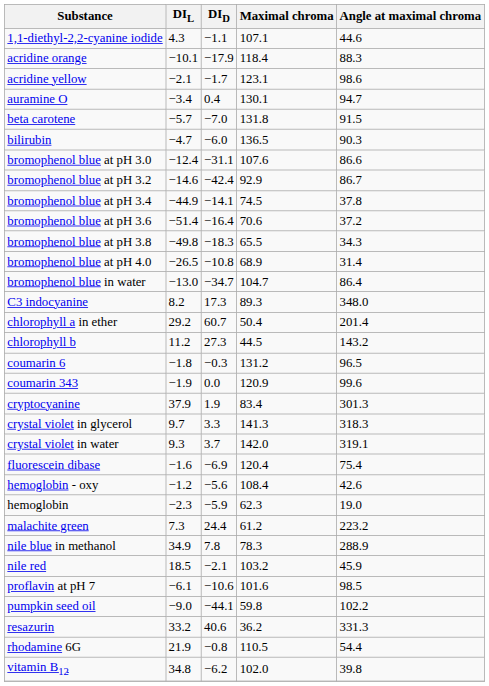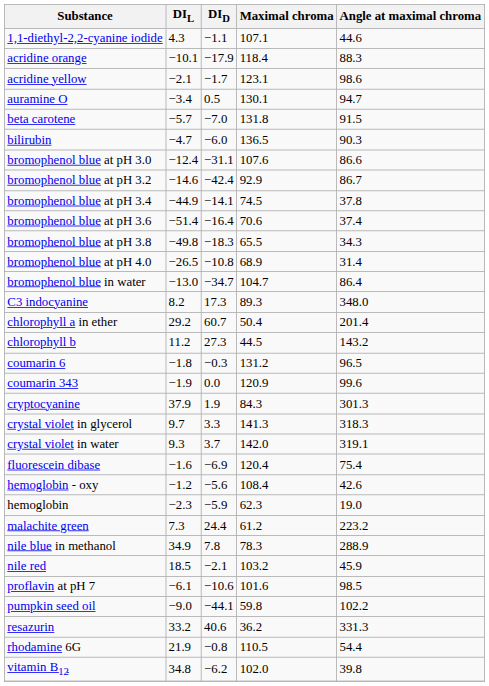(212, 99) 0.4 -> (212, 99) 0.5
(351, 220) 37.2 -> (351, 220) 37.4
(251, 403) 83.4 -> (251, 403) 84.3
